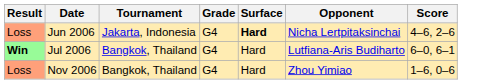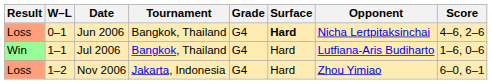+ column: (60, 13)
(149, 31) Jakarta, Indonesia -> (179, 31) Bangkok, Thailand
(17, 50) bold -> (17, 50) normal
(433, 50) 6–0, 6–1 -> (462, 50) 1–6, 0–6
(149, 69) Bangkok, Thailand -> (178, 69) Jakarta, Indonesia
(433, 69) 1–6, 0–6 -> (462, 69) 6–0, 6–1
